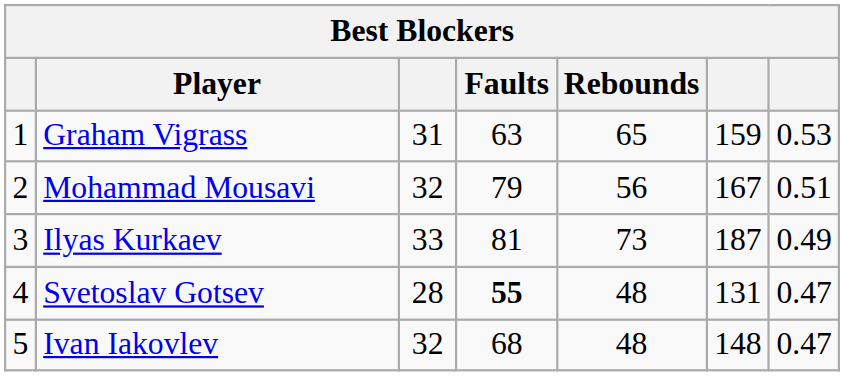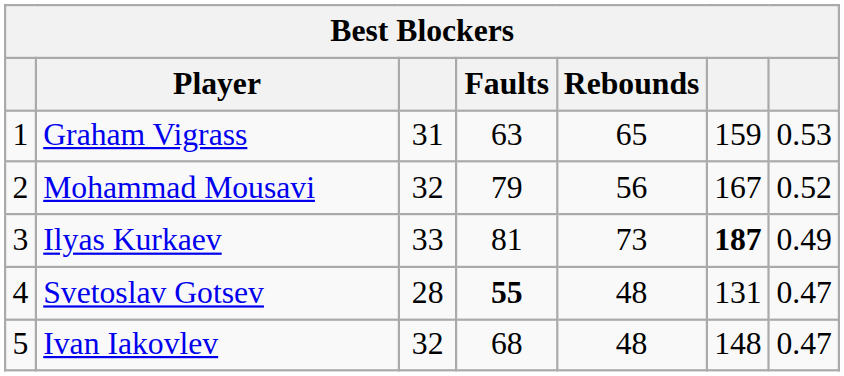(804, 187) 0.51 -> (804, 187) 0.52
(738, 240) normal -> (738, 240) bold
